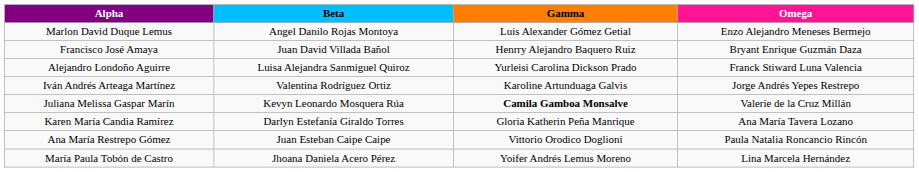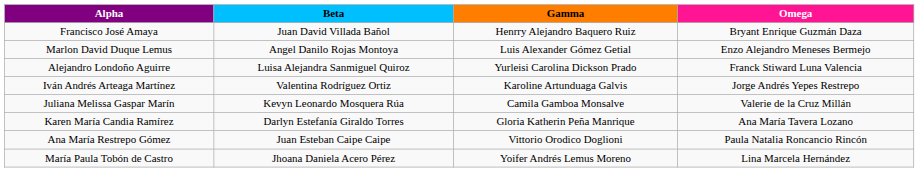rows swapped: (109, 31) <-> (109, 49)
(566, 103) bold -> (566, 103) normal
